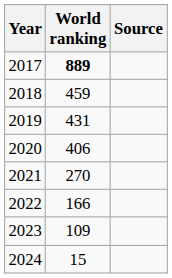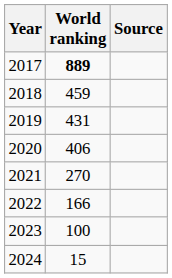(78, 231) 109 -> (78, 231) 100
